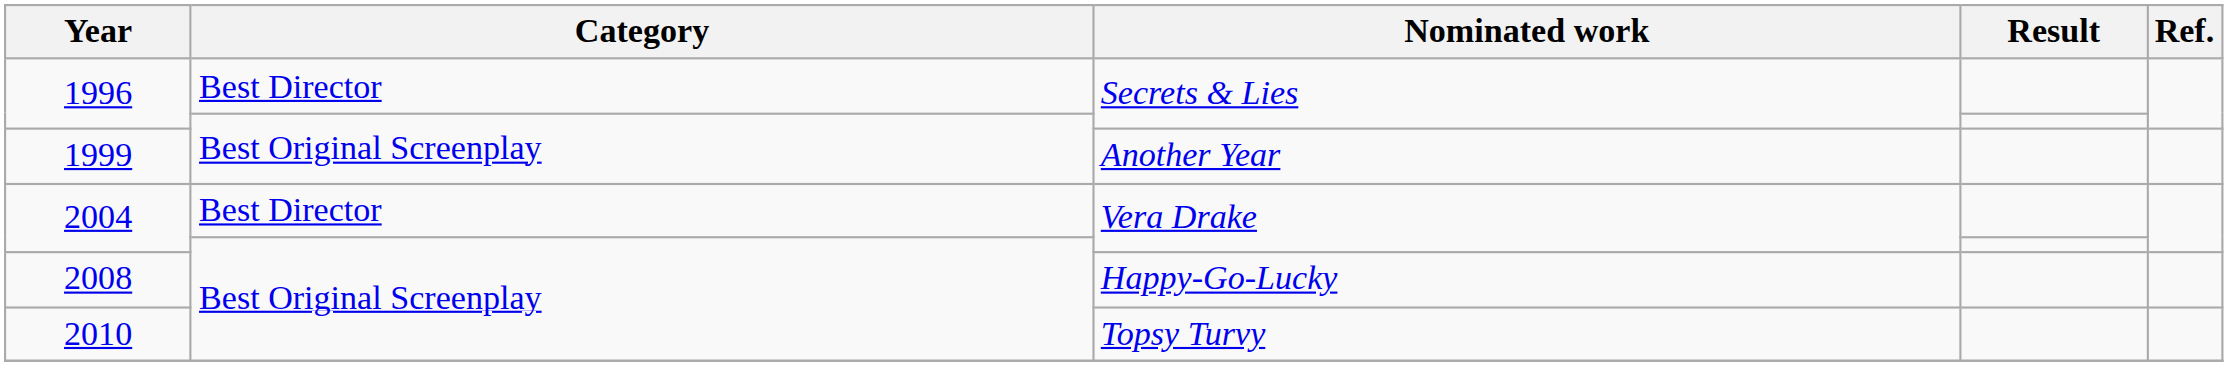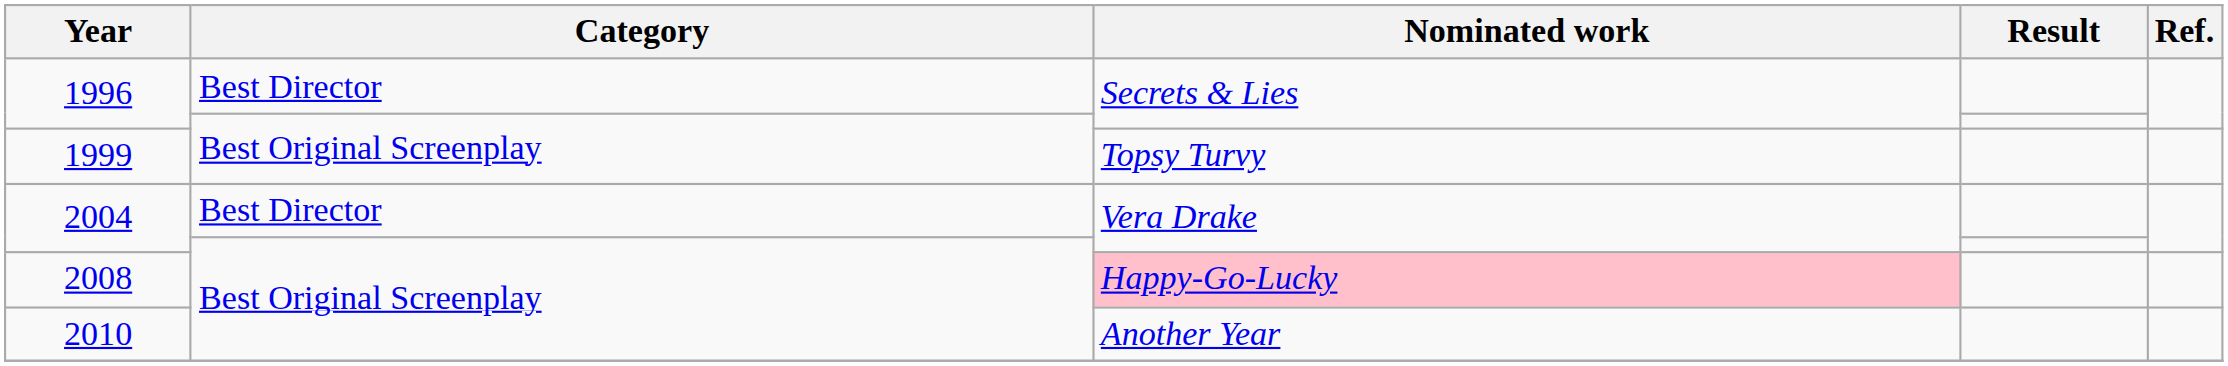(1191, 155) Another Year -> (1183, 155) Topsy Turvy
(1219, 279) no background -> (1219, 279) pink background
(1183, 333) Topsy Turvy -> (1191, 333) Another Year
